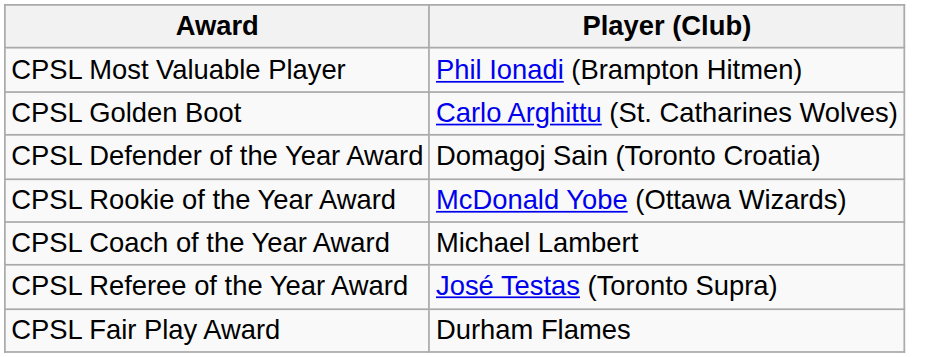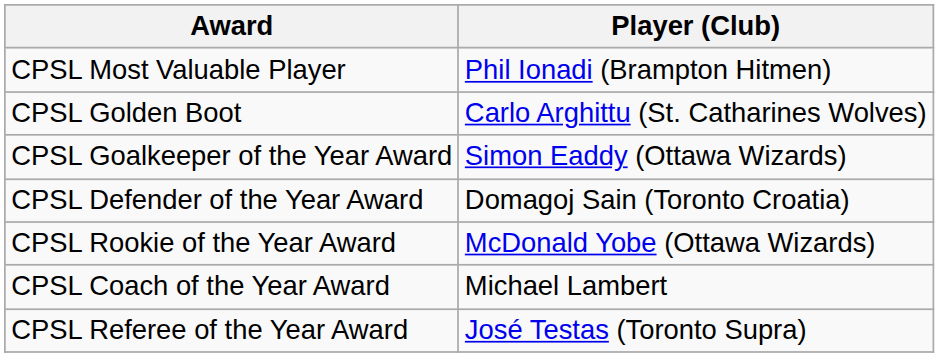+ row: (232, 156)
- row: (146, 329)
